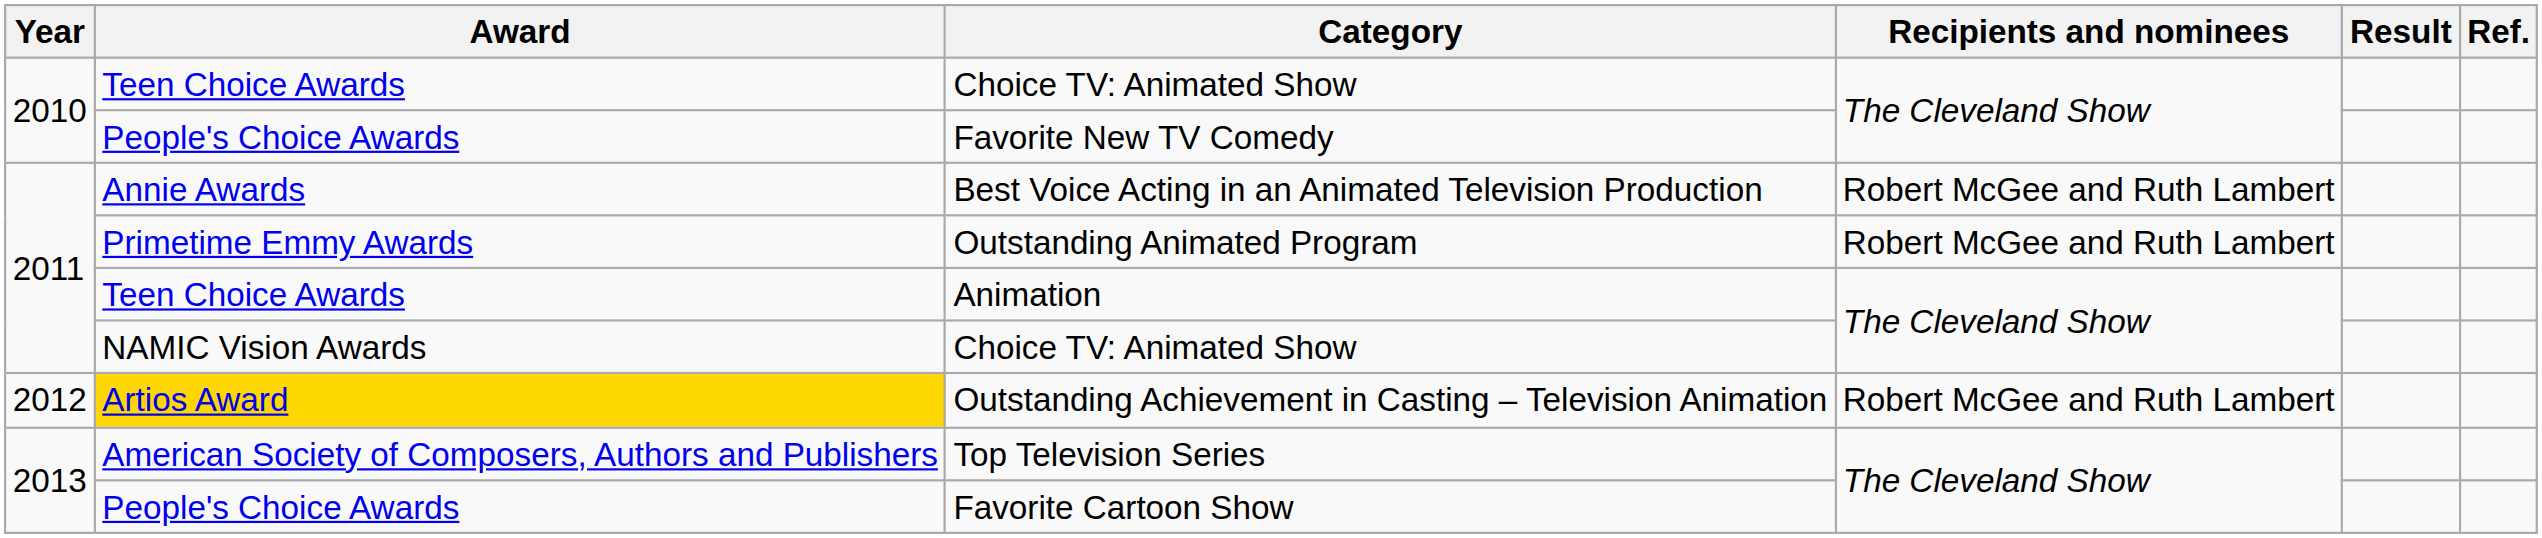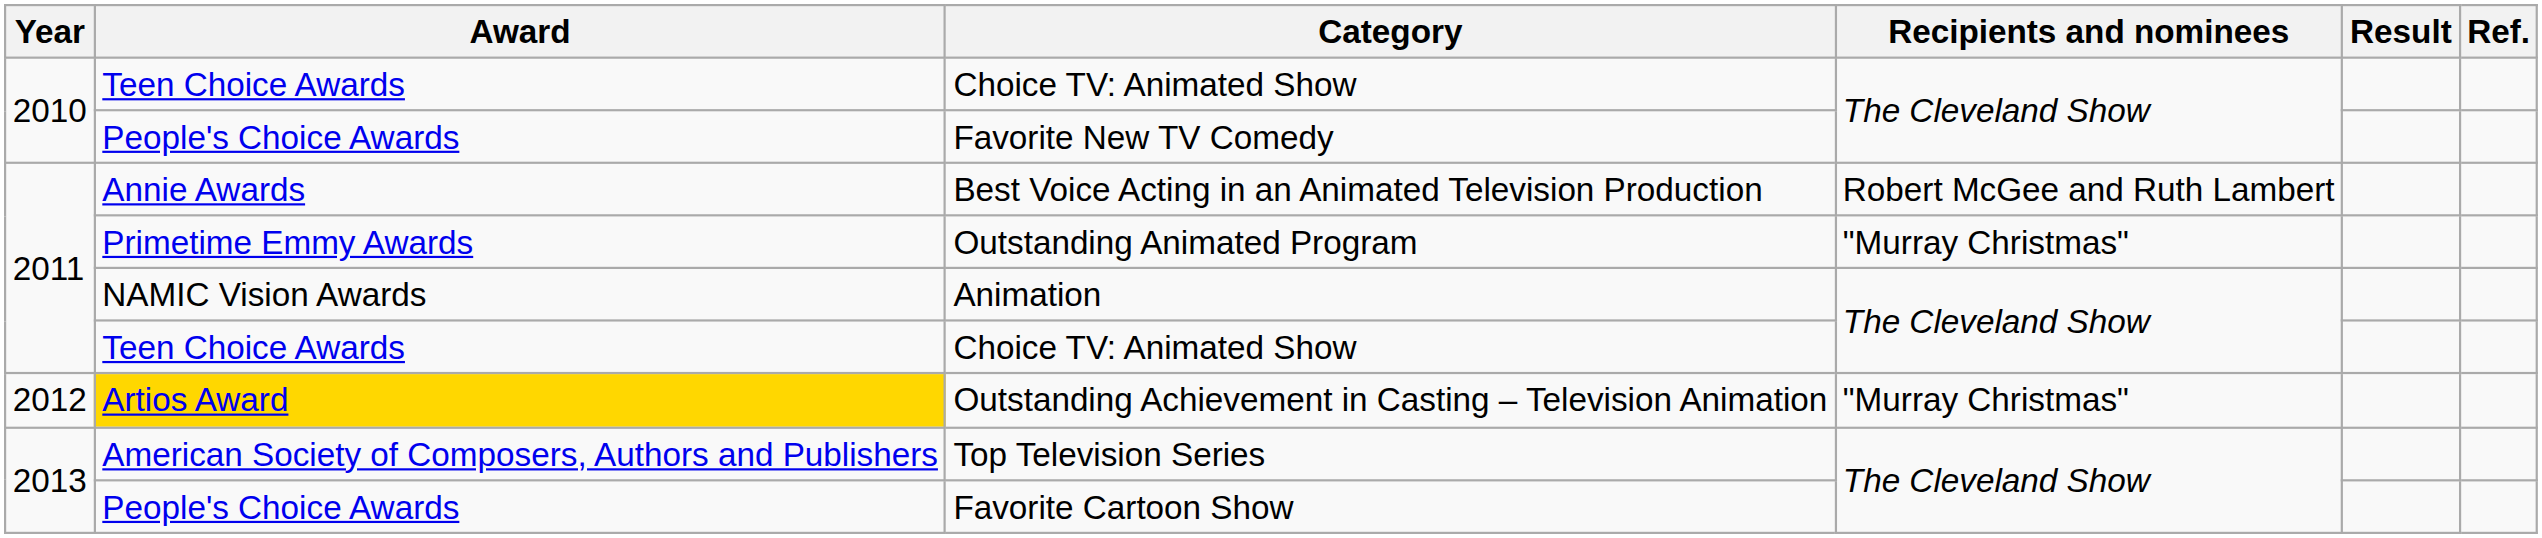(2089, 242) Robert McGee and Ruth Lambert -> (1986, 242) "Murray Christmas"
(254, 295) Teen Choice Awards -> (264, 295) NAMIC Vision Awards
(264, 348) NAMIC Vision Awards -> (254, 348) Teen Choice Awards
(2089, 401) Robert McGee and Ruth Lambert -> (1986, 401) "Murray Christmas"
